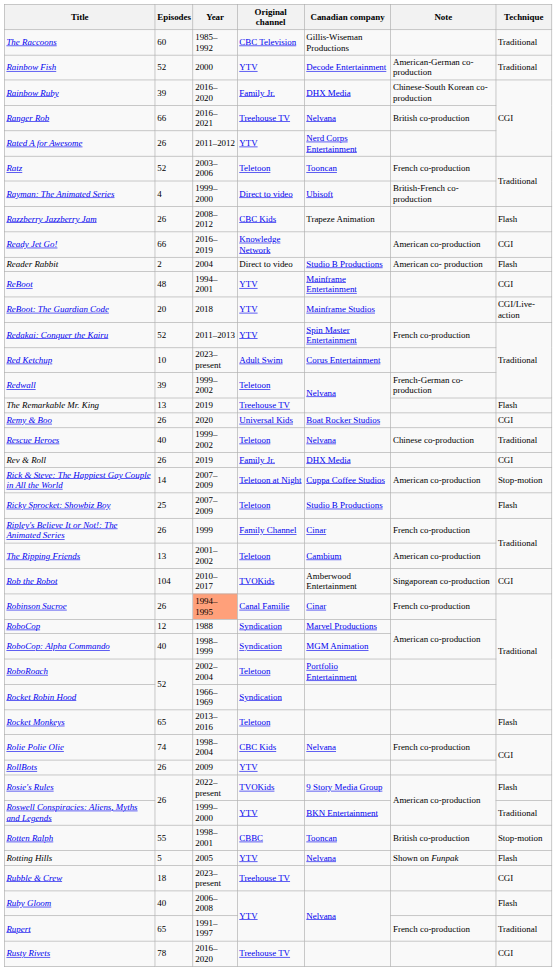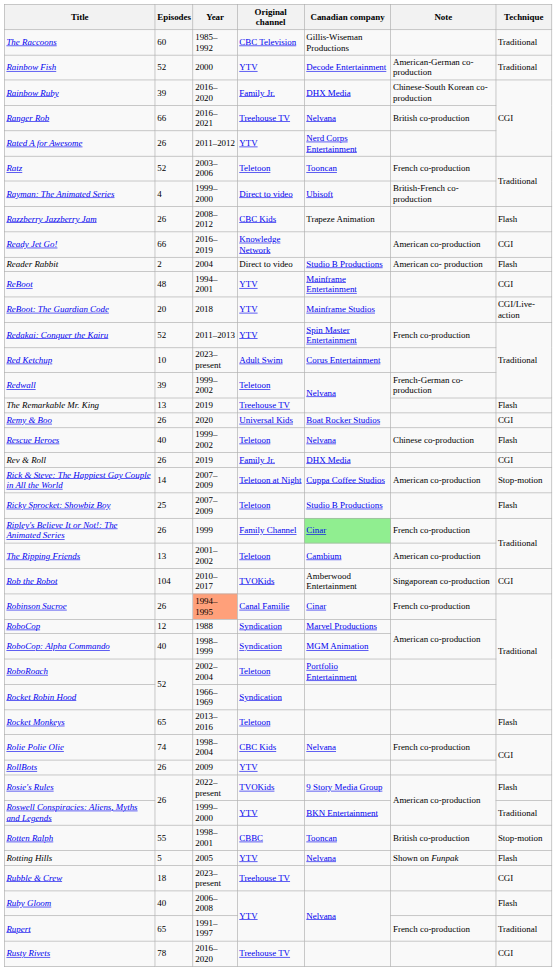(518, 440) Traditional -> (508, 440) Flash
(316, 531) no background -> (316, 531) lightgreen background
